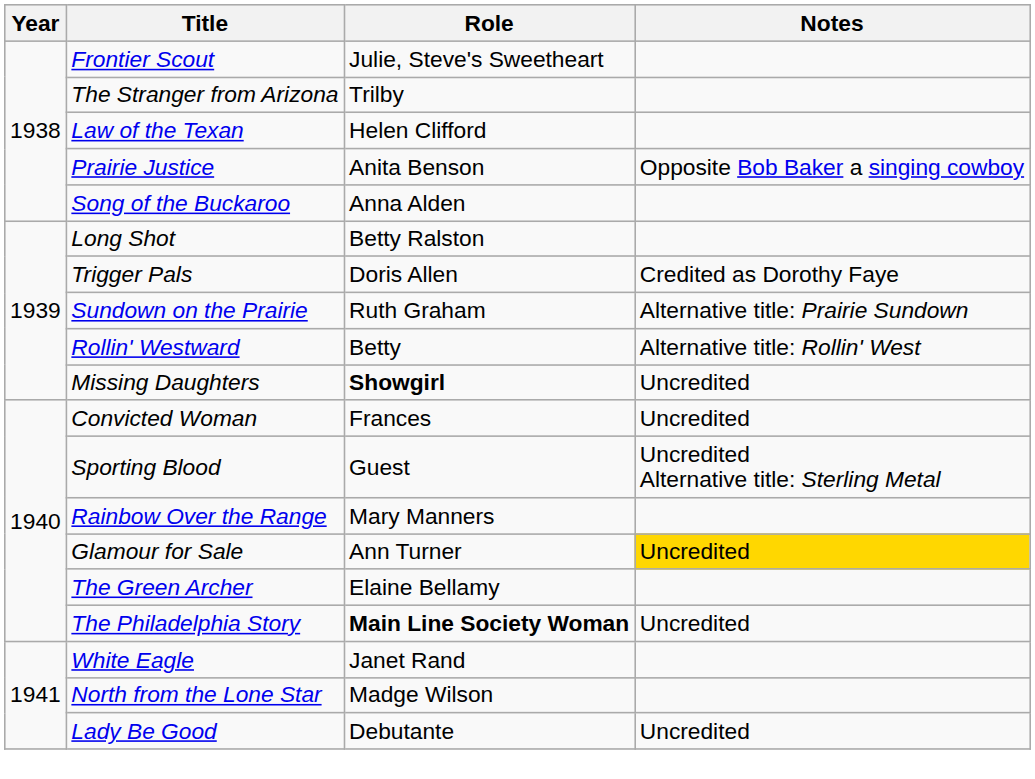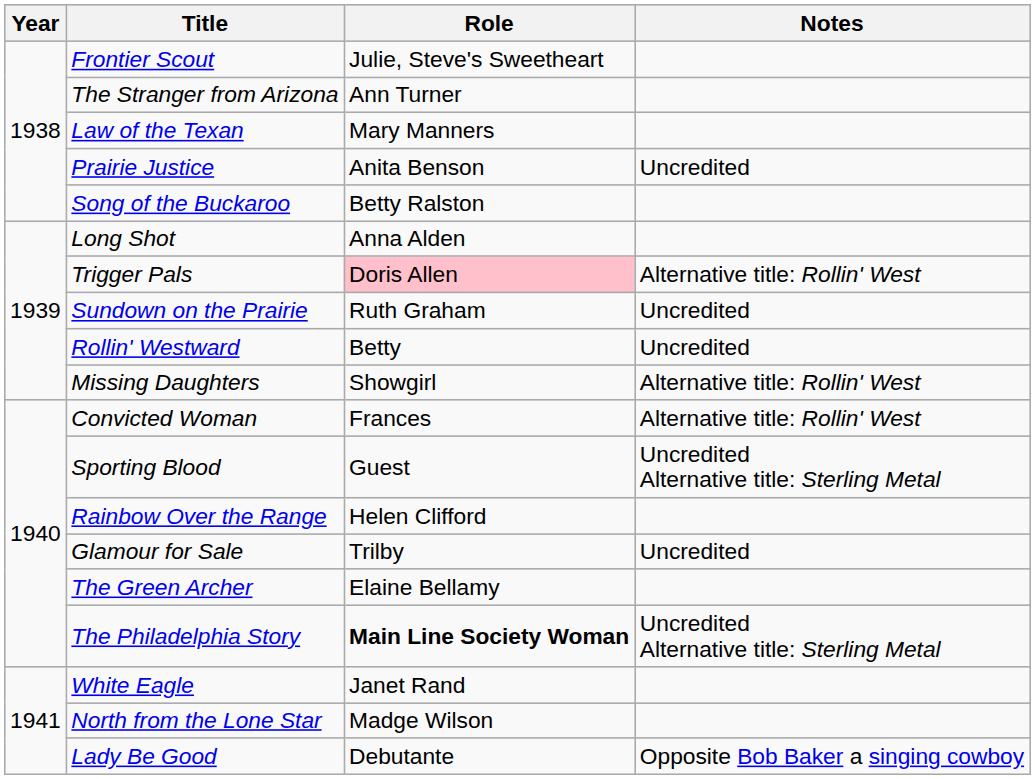(376, 95) Trilby -> (405, 95) Ann Turner
(418, 131) Helen Clifford -> (422, 131) Mary Manners
(832, 167) Opposite Bob Baker a singing cowboy -> (695, 167) Uncredited
(407, 203) Anna Alden -> (417, 203) Betty Ralston
(417, 239) Betty Ralston -> (407, 239) Anna Alden
(403, 275) no background -> (403, 275) pink background
(769, 275) Credited as Dorothy Faye -> (780, 275) Alternative title: Rollin' West
(804, 311) Alternative title: Prairie Sundown -> (695, 311) Uncredited
(780, 347) Alternative title: Rollin' West -> (695, 347) Uncredited
(397, 383) bold -> (393, 383) normal
(695, 383) Uncredited -> (780, 383) Alternative title: Rollin' West
(695, 419) Uncredited -> (780, 419) Alternative title: Rollin' West
(422, 516) Mary Manners -> (418, 516) Helen Clifford
(405, 552) Ann Turner -> (376, 552) Trilby
(695, 552) gold background -> (695, 552) no background
(695, 624) Uncredited -> (790, 636) Uncredited Alternative title: Sterling Metal
(695, 731) Uncredited -> (832, 757) Opposite Bob Baker a singing cowboy
